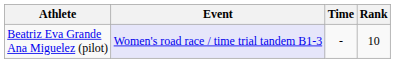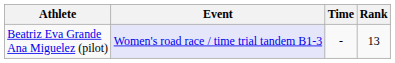(374, 41) 10 -> (374, 41) 13
